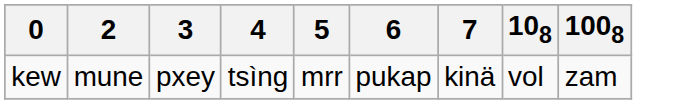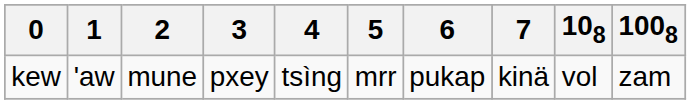+ column: (94, 29)
